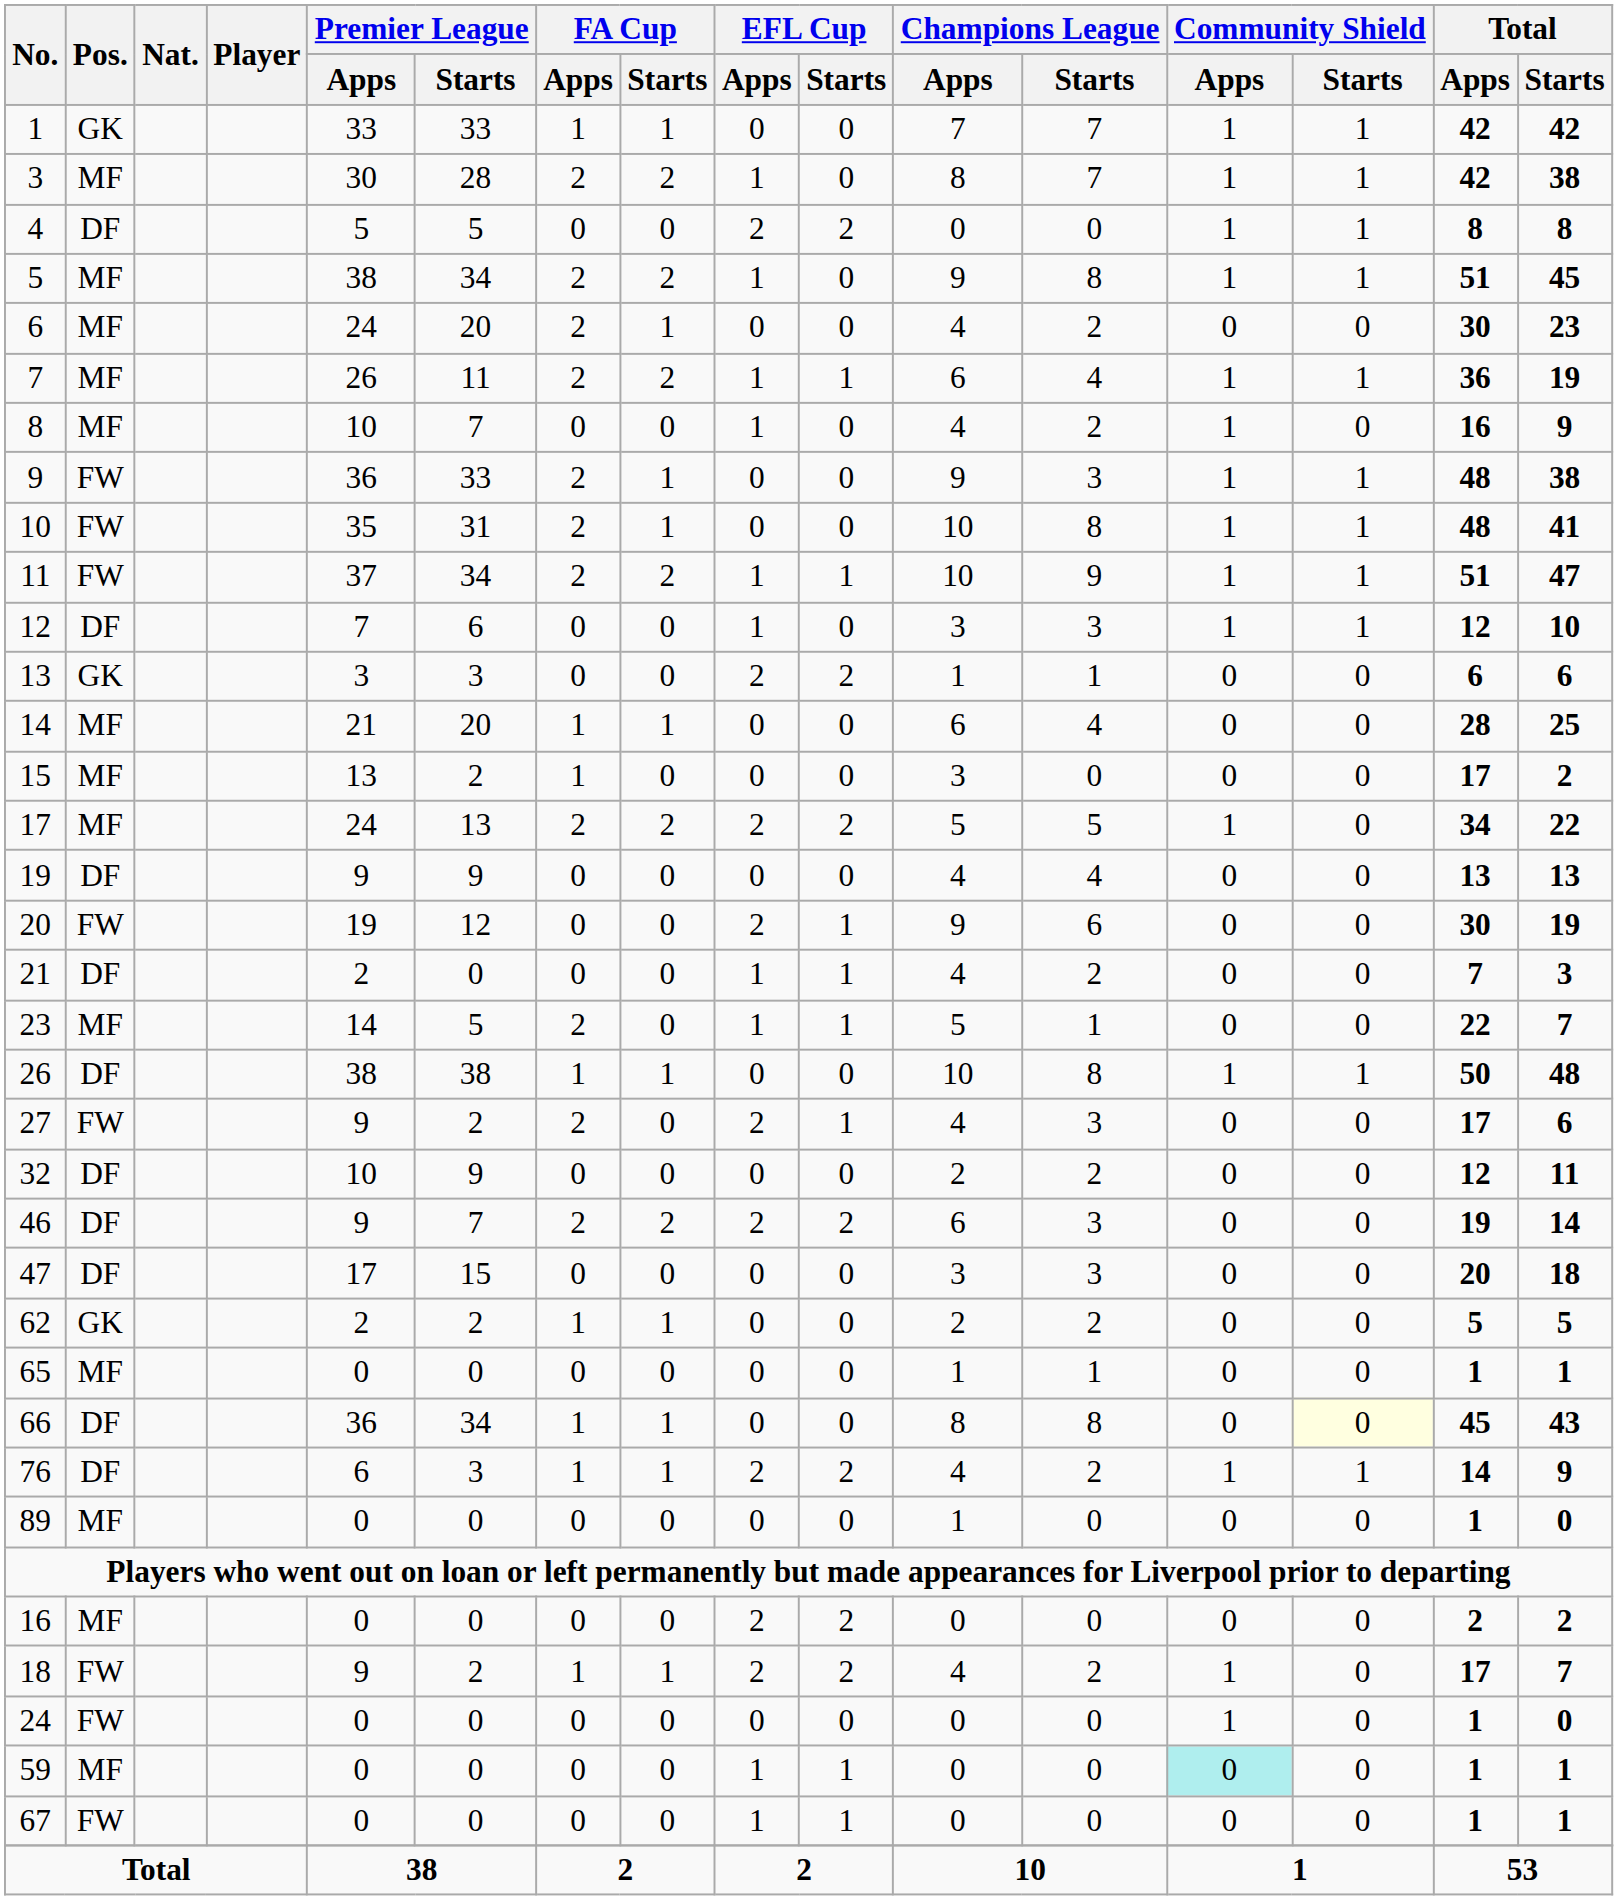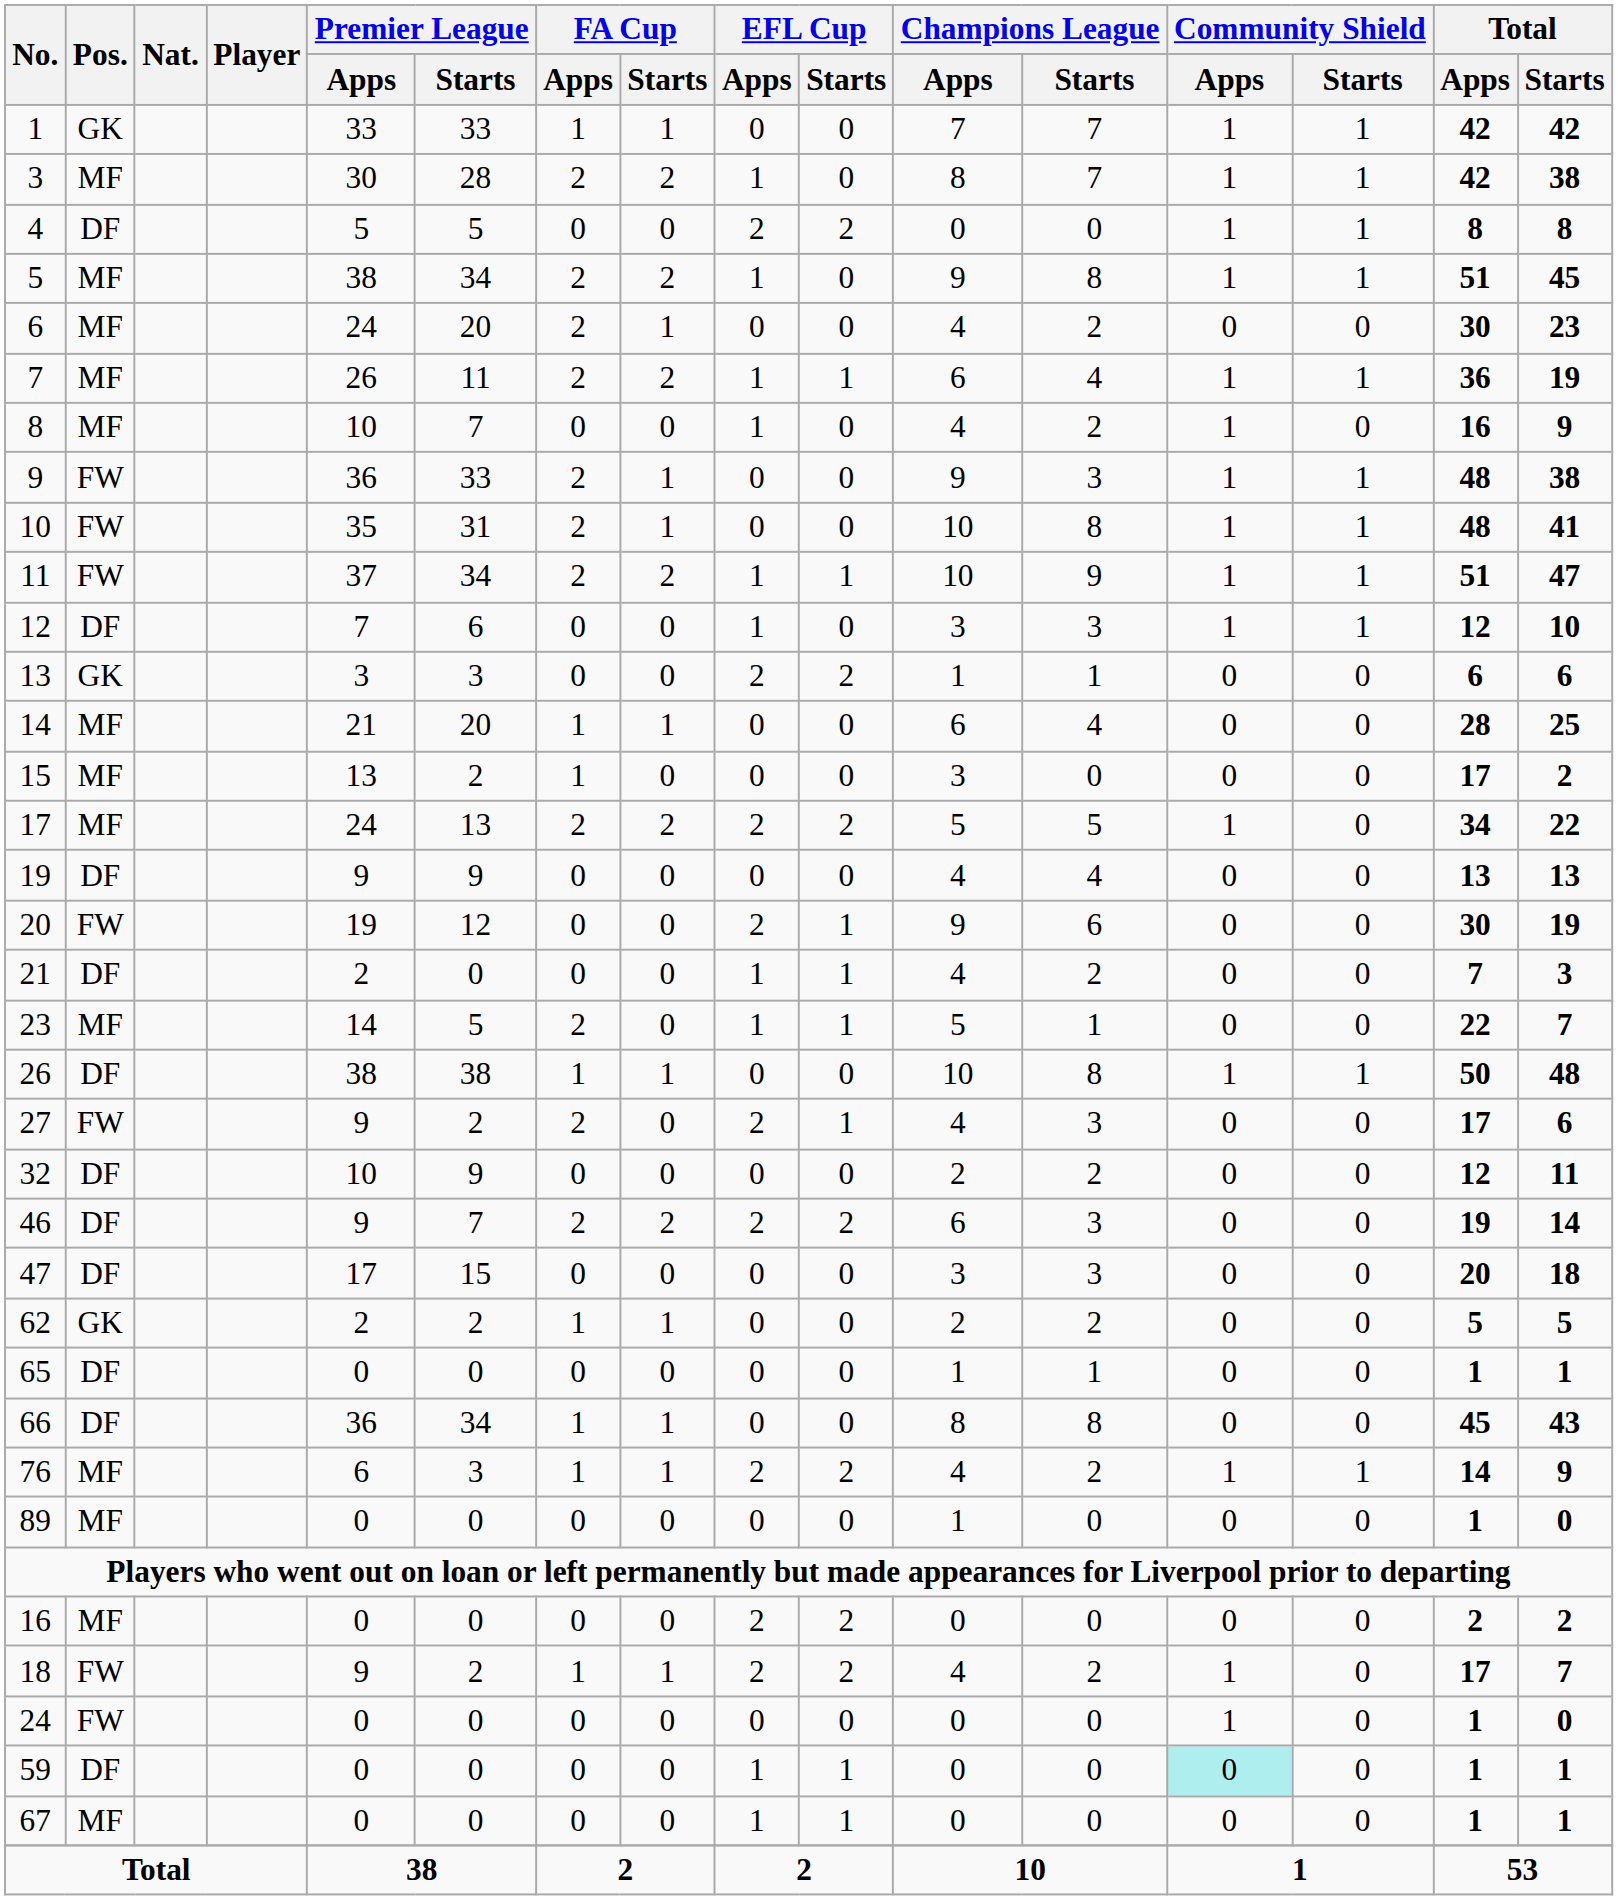(100, 1372) MF -> (100, 1372) DF
(1363, 1421) lightyellow background -> (1363, 1421) no background
(100, 1471) DF -> (100, 1471) MF
(100, 1770) MF -> (100, 1770) DF
(100, 1819) FW -> (100, 1819) MF
